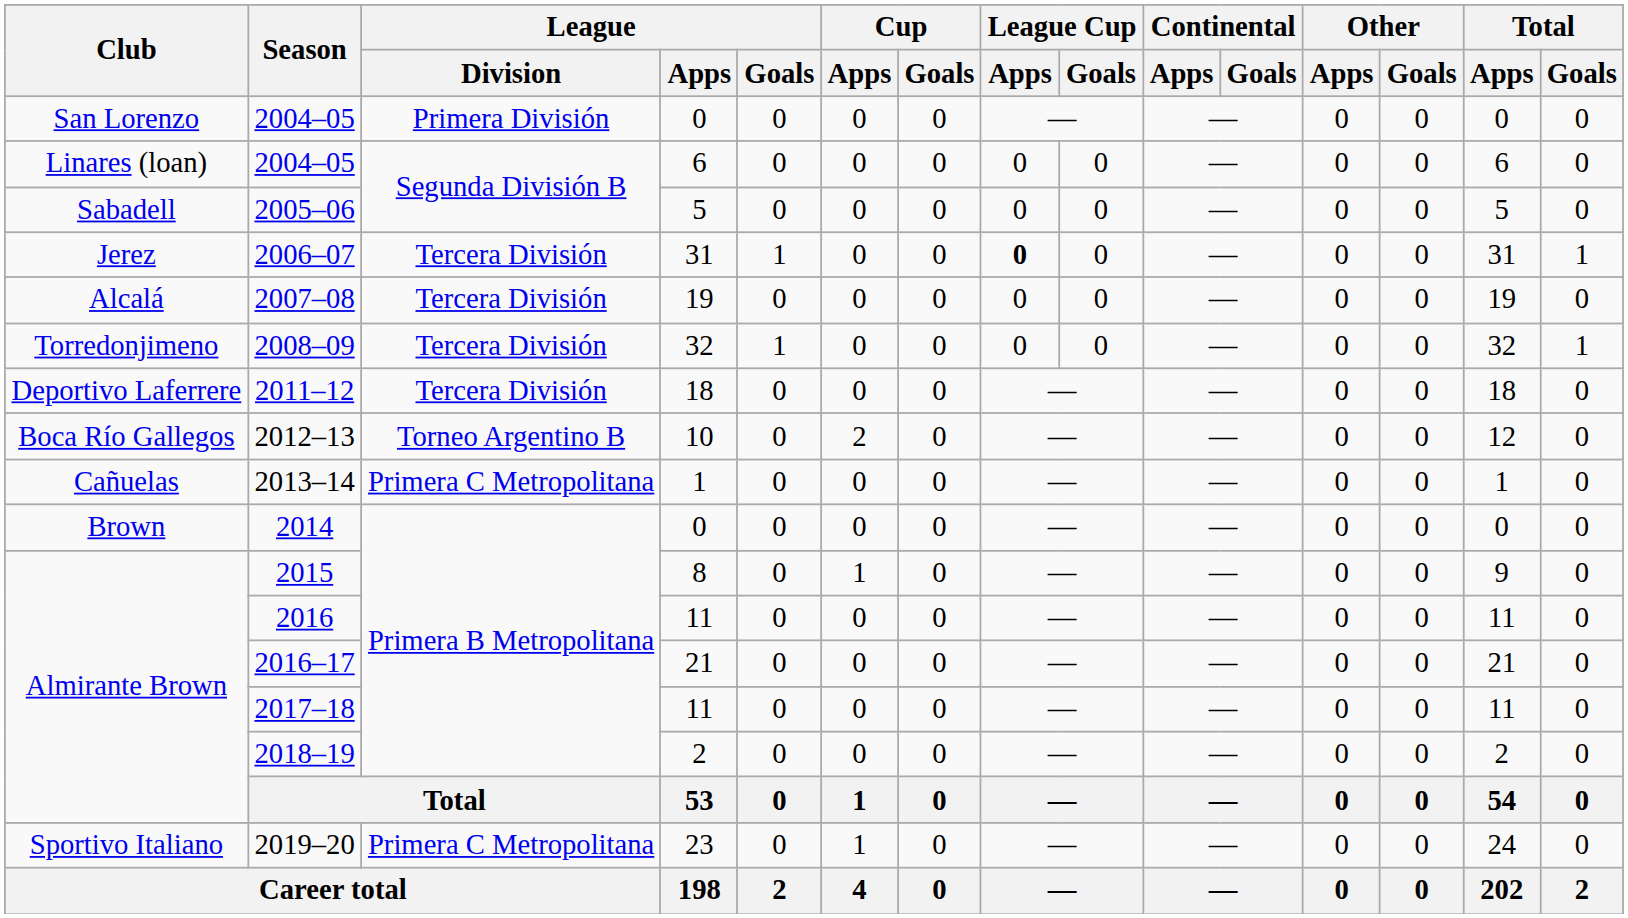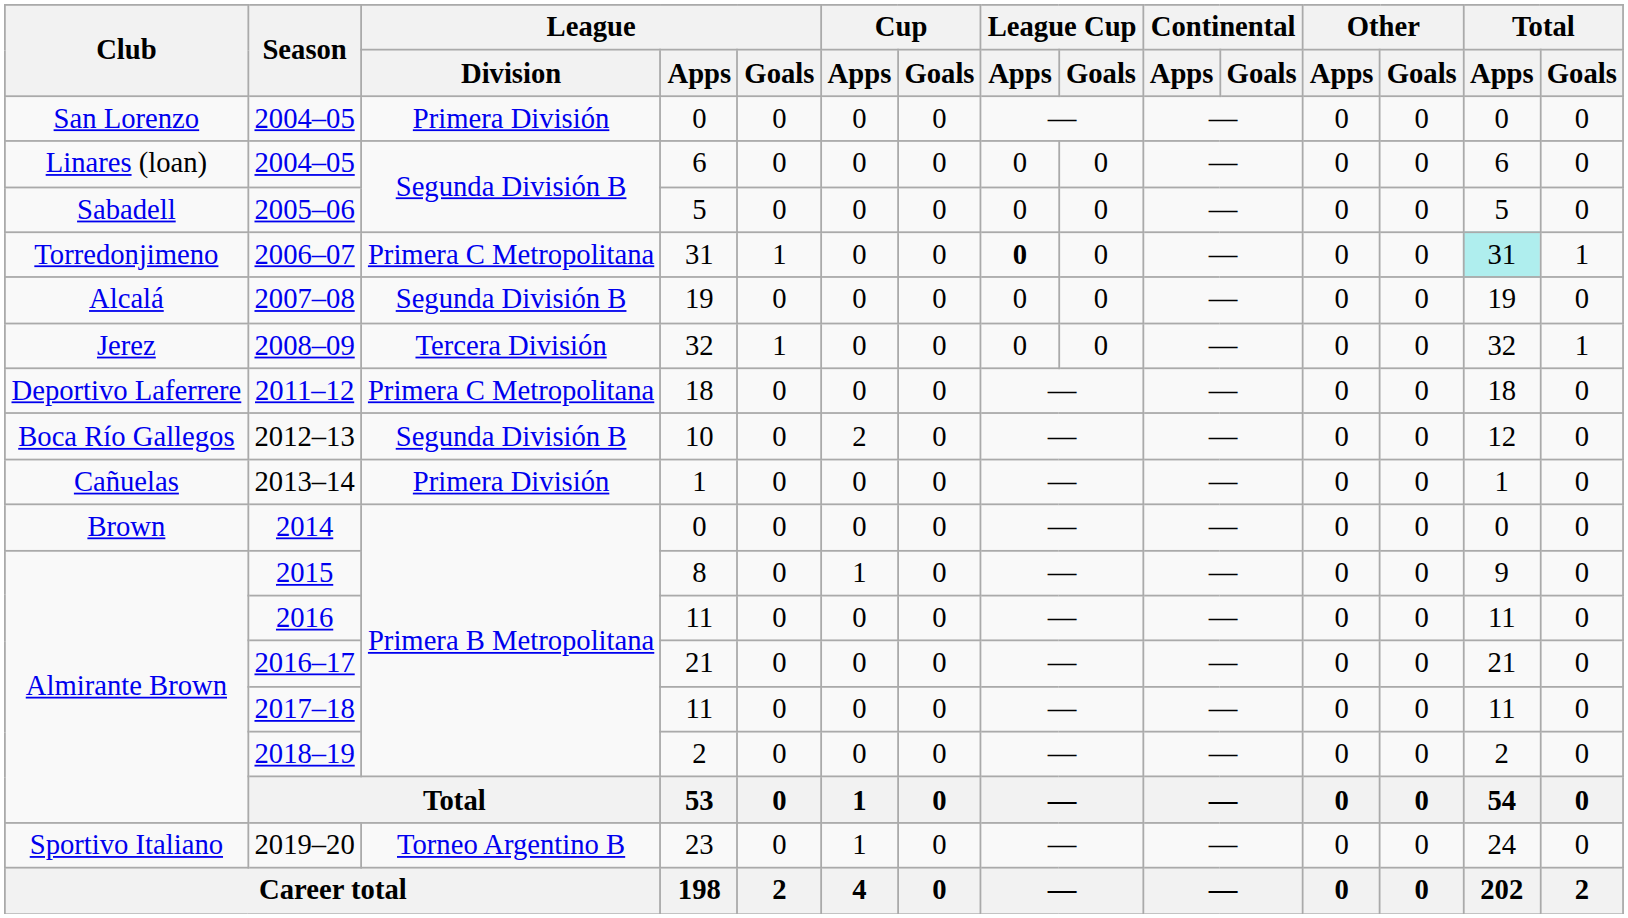(126, 254) Jerez -> (126, 254) Torredonjimeno
(511, 254) Tercera División -> (511, 254) Primera C Metropolitana
(1502, 254) no background -> (1502, 254) paleturquoise background
(511, 299) Tercera División -> (511, 299) Segunda División B
(126, 345) Torredonjimeno -> (126, 345) Jerez
(511, 390) Tercera División -> (511, 390) Primera C Metropolitana
(511, 436) Torneo Argentino B -> (511, 436) Segunda División B
(511, 481) Primera C Metropolitana -> (511, 481) Primera División
(511, 844) Primera C Metropolitana -> (511, 844) Torneo Argentino B
